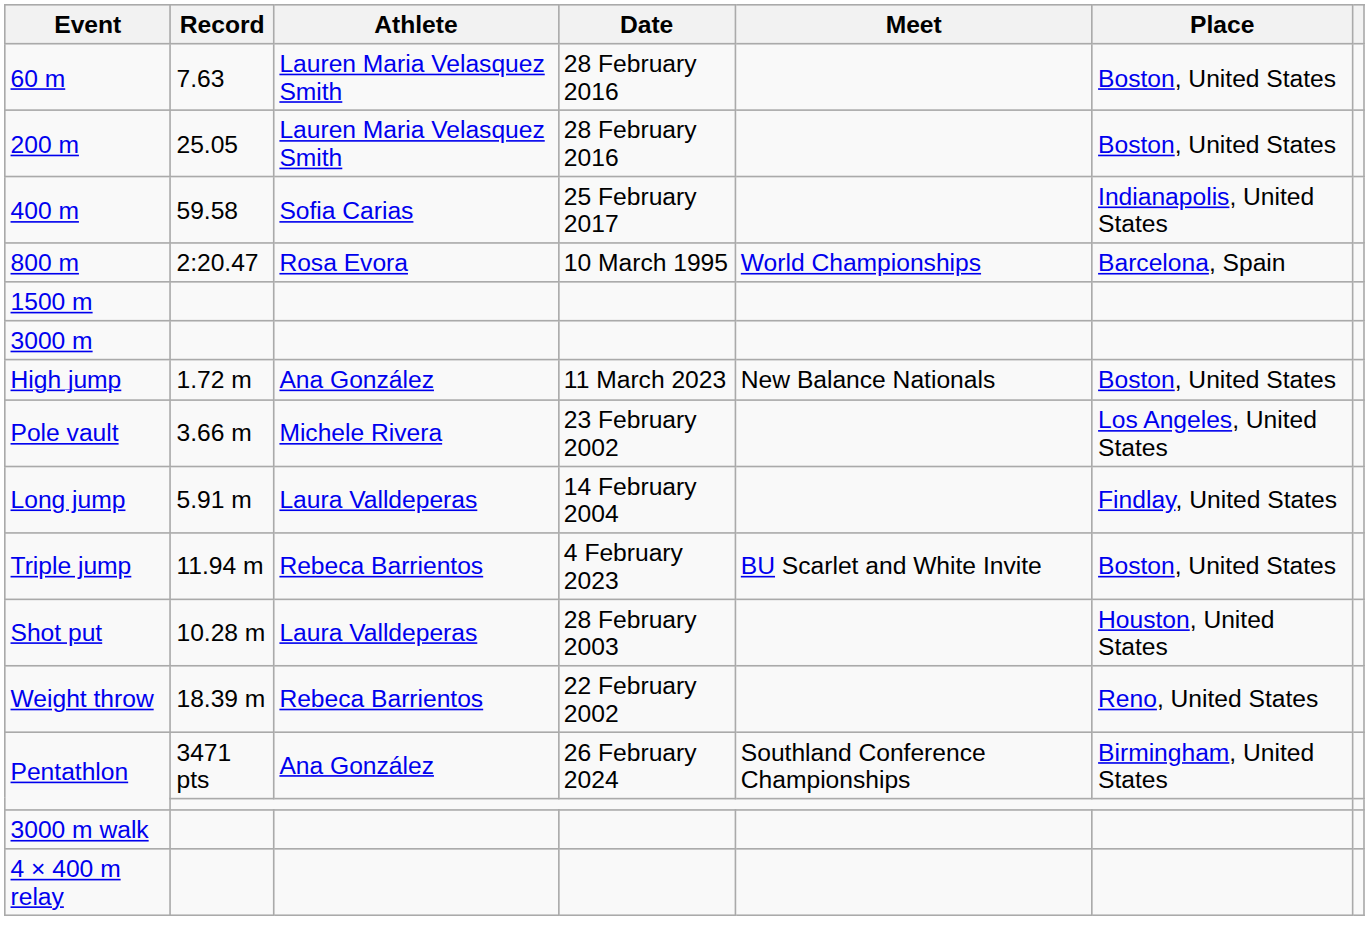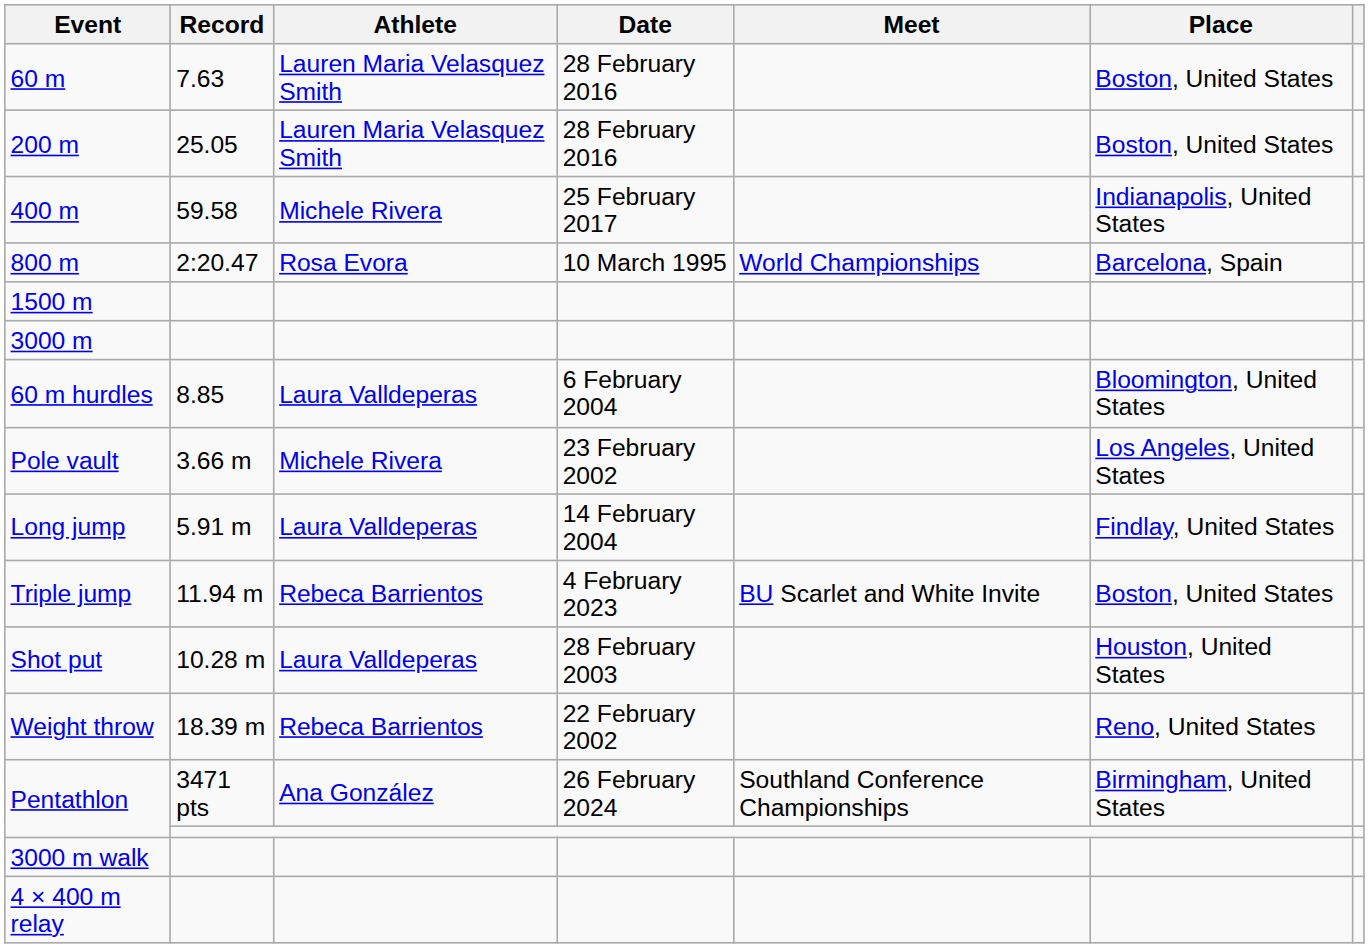(346, 210) Sofia Carias -> (361, 210) Michele Rivera
+ row: (82, 394)
- row: (66, 380)
